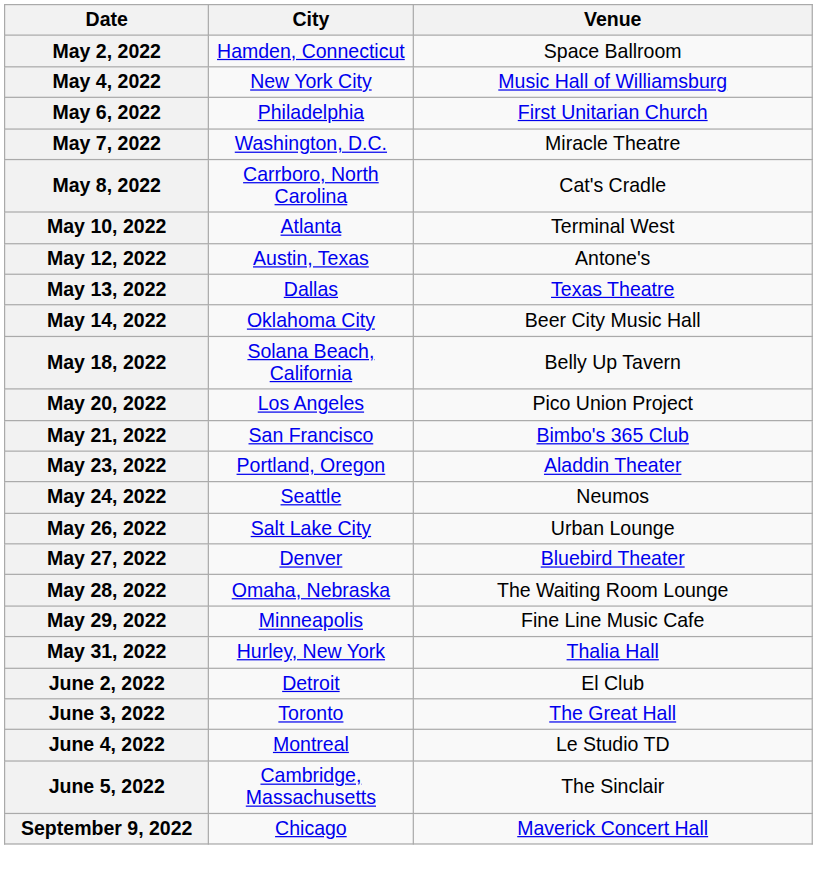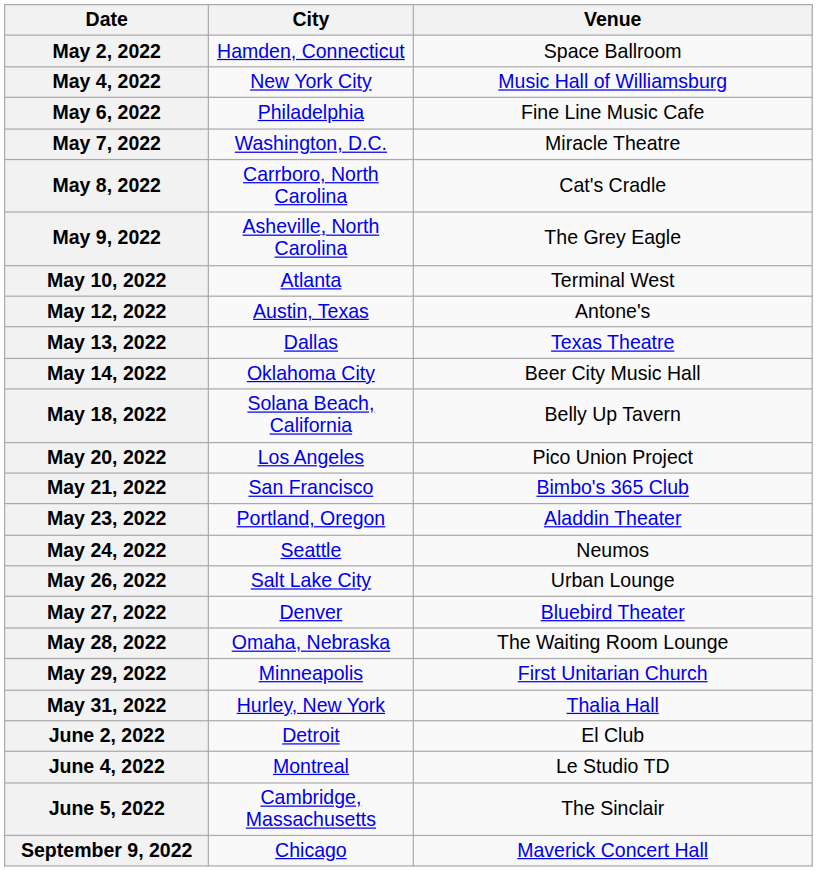(613, 112) First Unitarian Church -> (613, 112) Fine Line Music Cafe
+ row: (107, 238)
(613, 621) Fine Line Music Cafe -> (613, 674) First Unitarian Church
- row: (107, 714)
